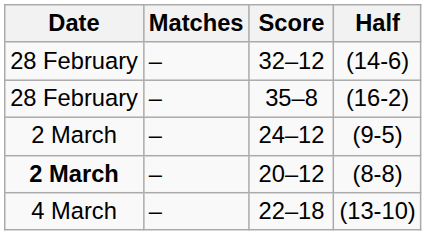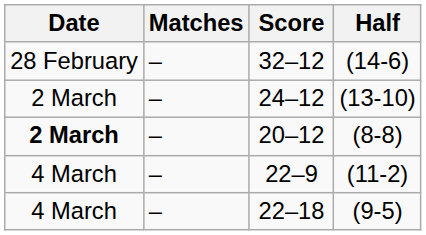- row: (291, 98)
(378, 135) (9-5) -> (378, 98) (13-10)
+ row: (291, 173)
(378, 211) (13-10) -> (378, 211) (9-5)
